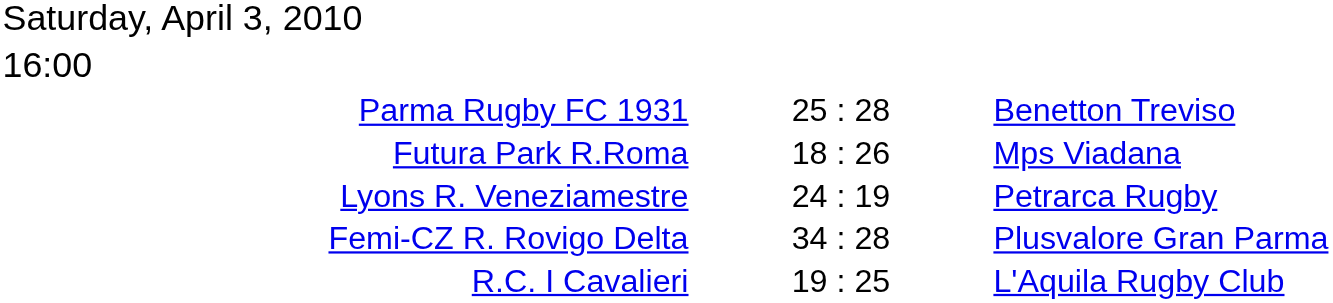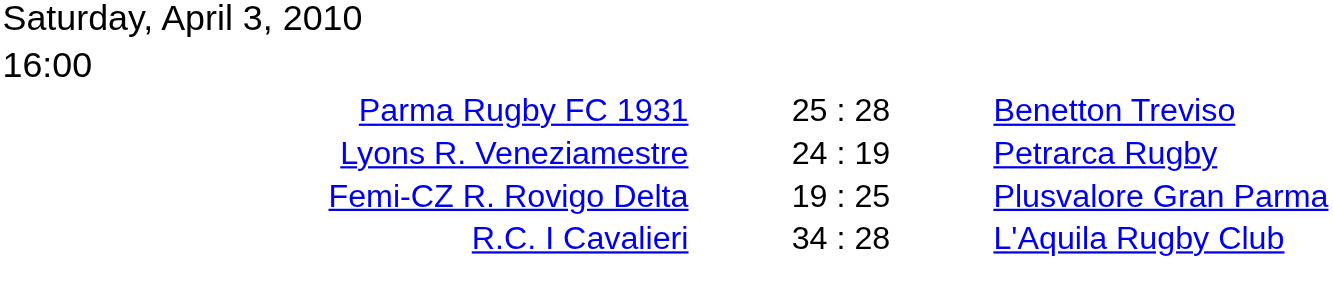- row: (541, 153)
(841, 238) 34 : 28 -> (841, 195) 19 : 25
(841, 280) 19 : 25 -> (841, 238) 34 : 28
